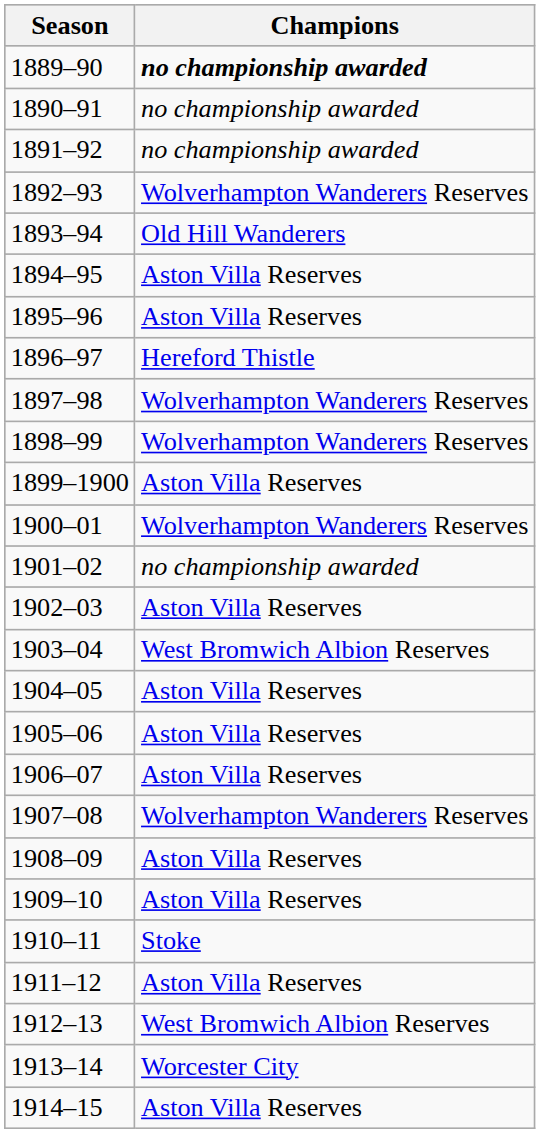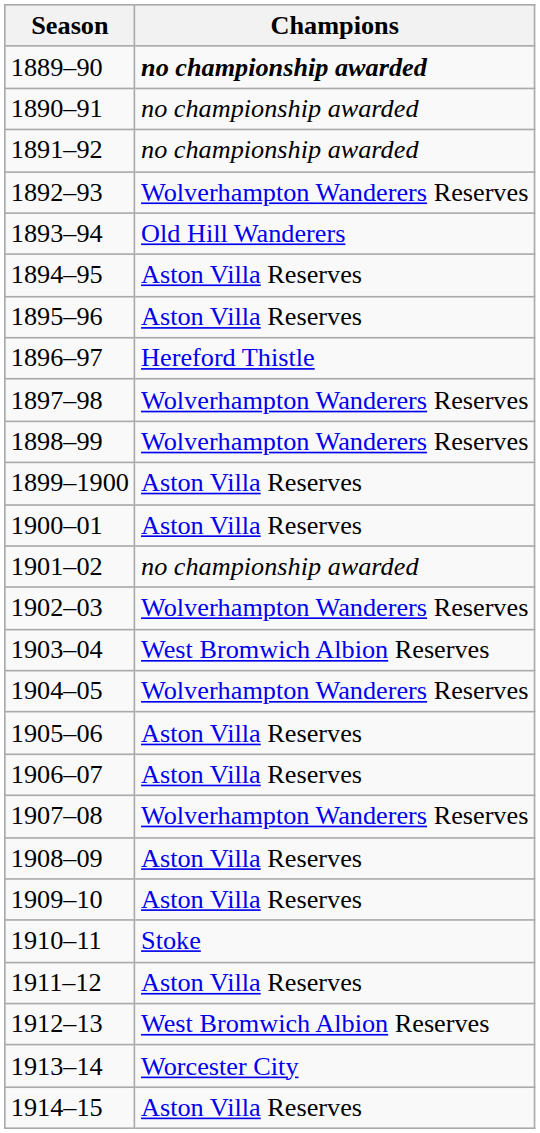(335, 524) Wolverhampton Wanderers Reserves -> (252, 524) Aston Villa Reserves
(252, 607) Aston Villa Reserves -> (335, 607) Wolverhampton Wanderers Reserves
(252, 691) Aston Villa Reserves -> (335, 691) Wolverhampton Wanderers Reserves
